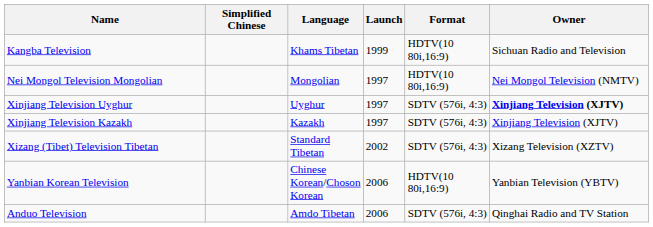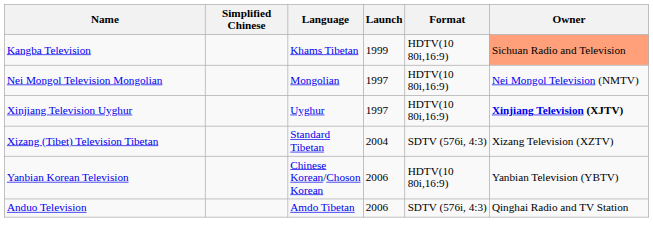(559, 50) no background -> (559, 50) lightsalmon background
(447, 104) SDTV (576i, 4:3) -> (431, 110) HDTV(10 80i,16:9)
- row: (70, 122)
(377, 146) 2002 -> (377, 141) 2004
